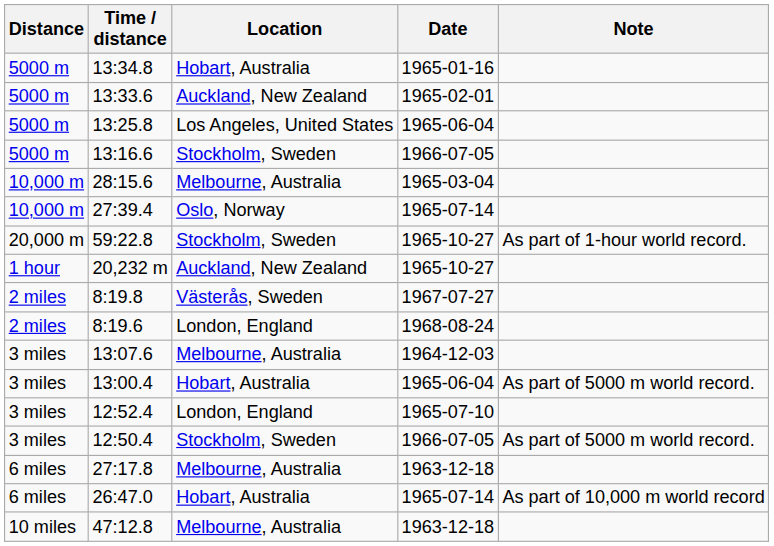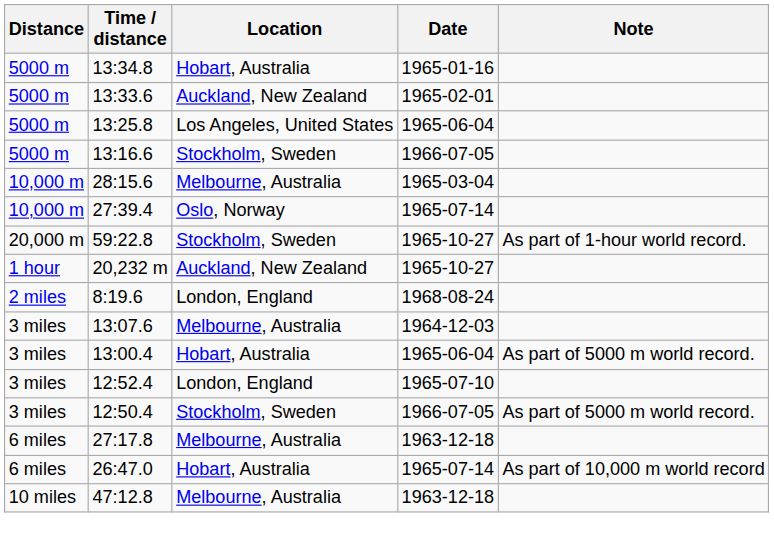- row: (118, 297)
